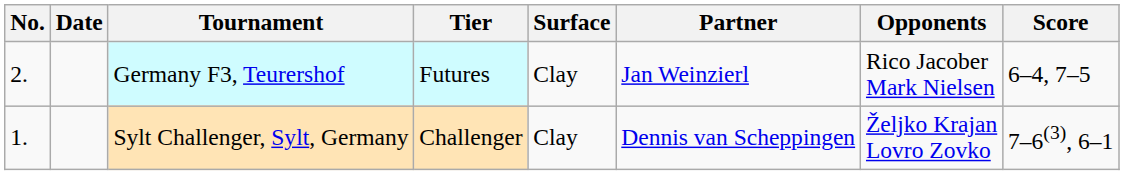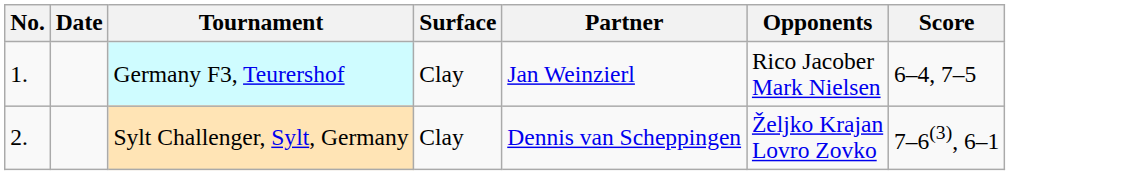- column: (471, 23)
(19, 73) 2. -> (19, 73) 1.
(19, 137) 1. -> (19, 137) 2.
